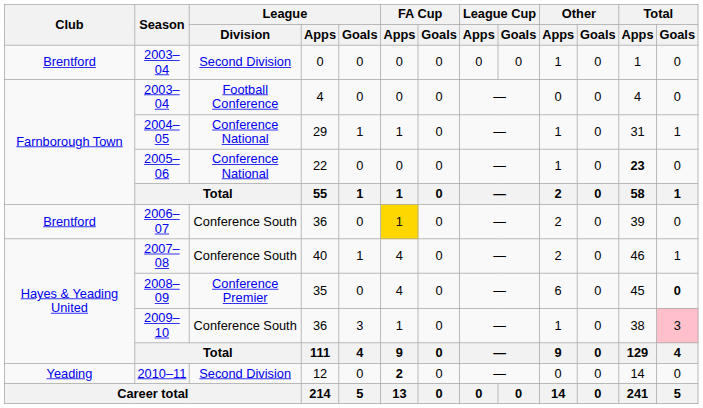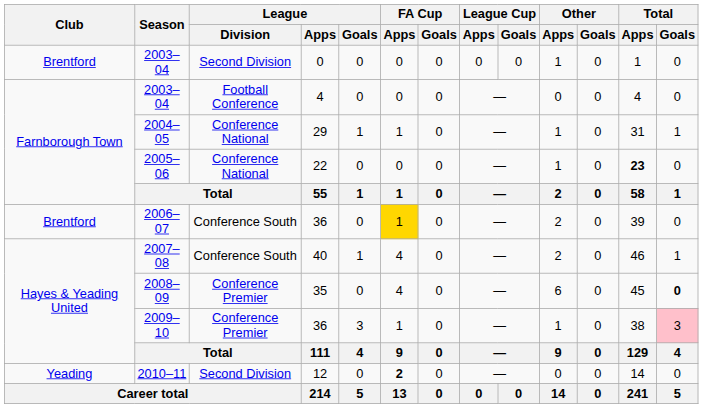(245, 325) Conference South -> (245, 325) Conference Premier
